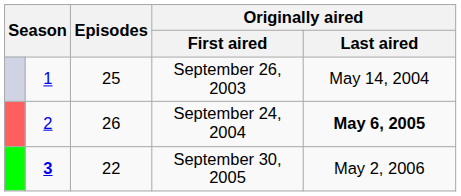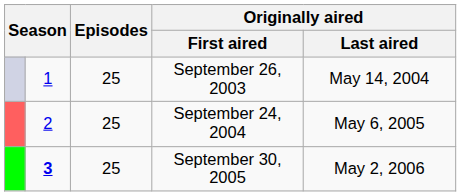(111, 123) 26 -> (111, 123) 25
(379, 123) bold -> (379, 123) normal
(111, 168) 22 -> (111, 168) 25
